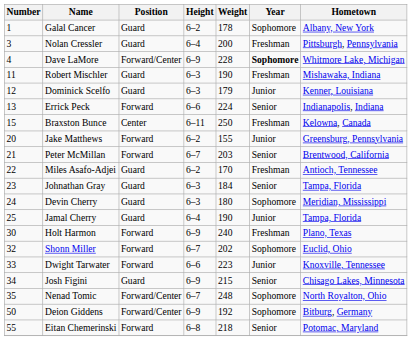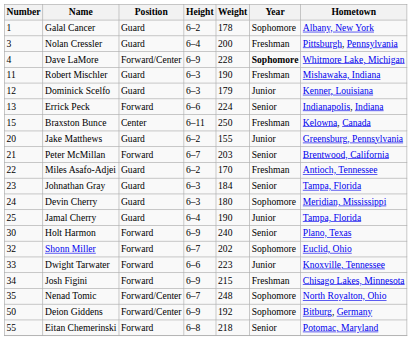(137, 138) Forward -> (133, 138) Guard
(271, 233) Freshman -> (264, 233) Senior
(133, 281) Guard -> (137, 281) Forward
(264, 281) Senior -> (271, 281) Freshman
